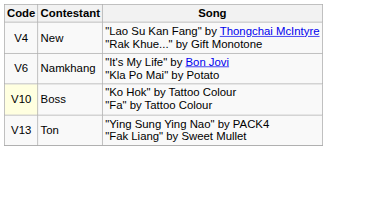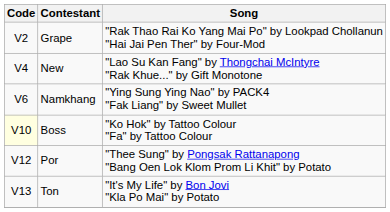+ row: (56, 37)
(167, 68) "It's My Life" by Bon Jovi "Kla Po Mai" by Potato -> (187, 99) "Ying Sung Ying Nao" by PACK4 "Fak Liang" by Sweet Mullet
+ row: (49, 161)
(187, 130) "Ying Sung Ying Nao" by PACK4 "Fak Liang" by Sweet Mullet -> (167, 191) "It's My Life" by Bon Jovi "Kla Po Mai" by Potato
